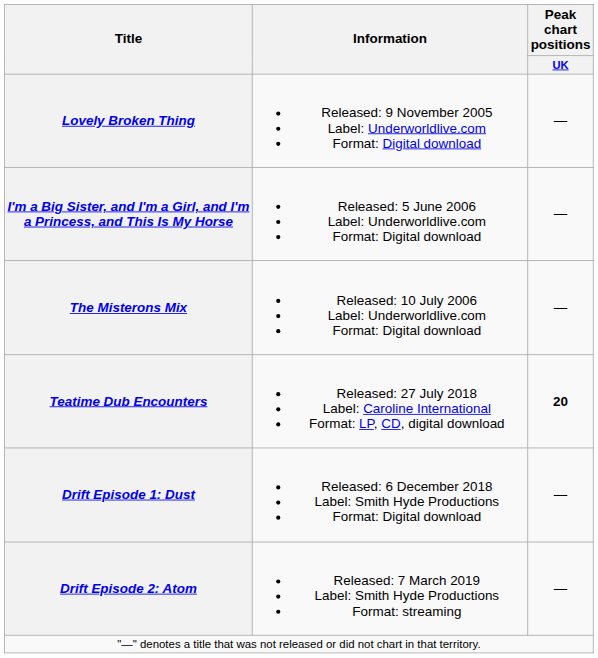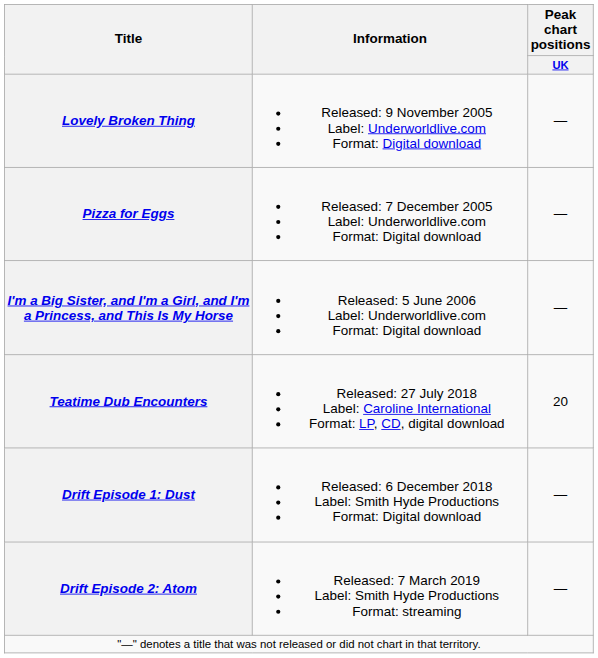+ row: (128, 214)
- row: (128, 307)
(560, 401) bold -> (560, 401) normal
